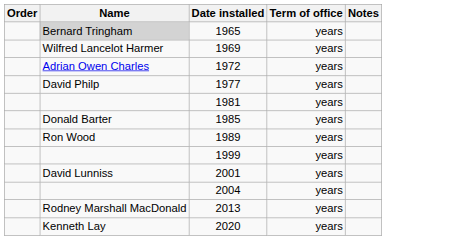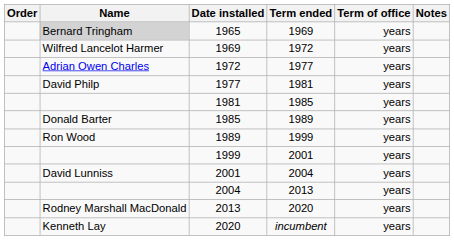+ column: (301, 13)
